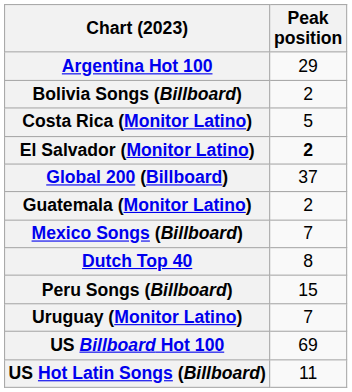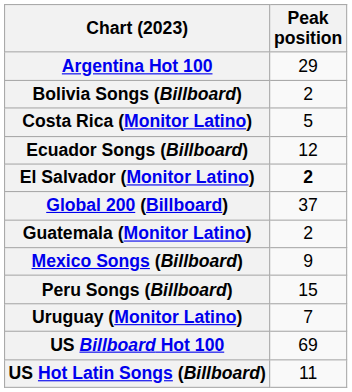+ row: (137, 149)
(308, 233) 7 -> (308, 261) 9
- row: (137, 261)
